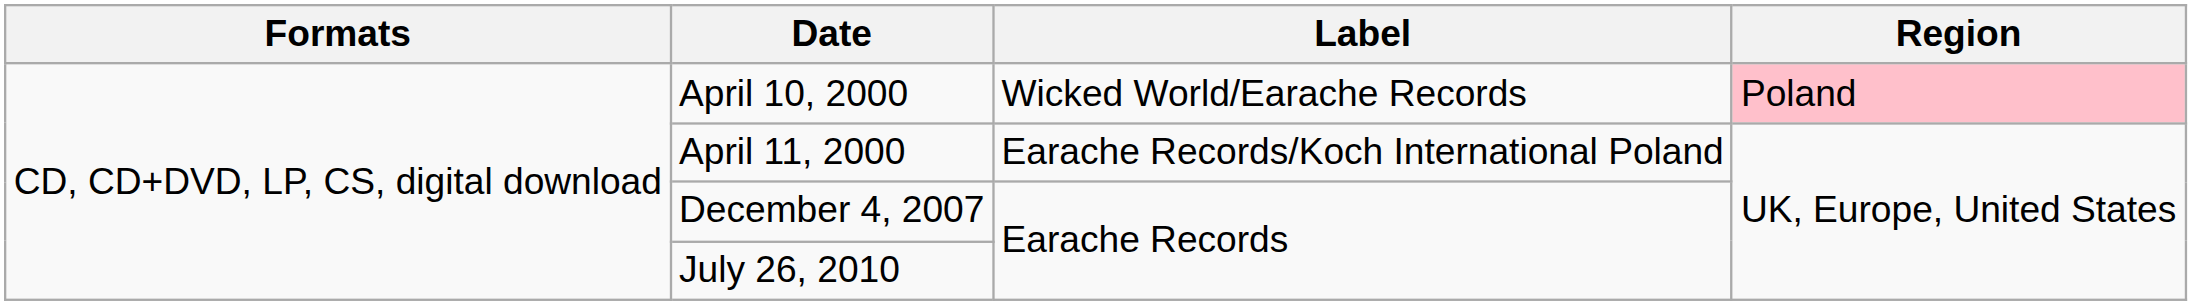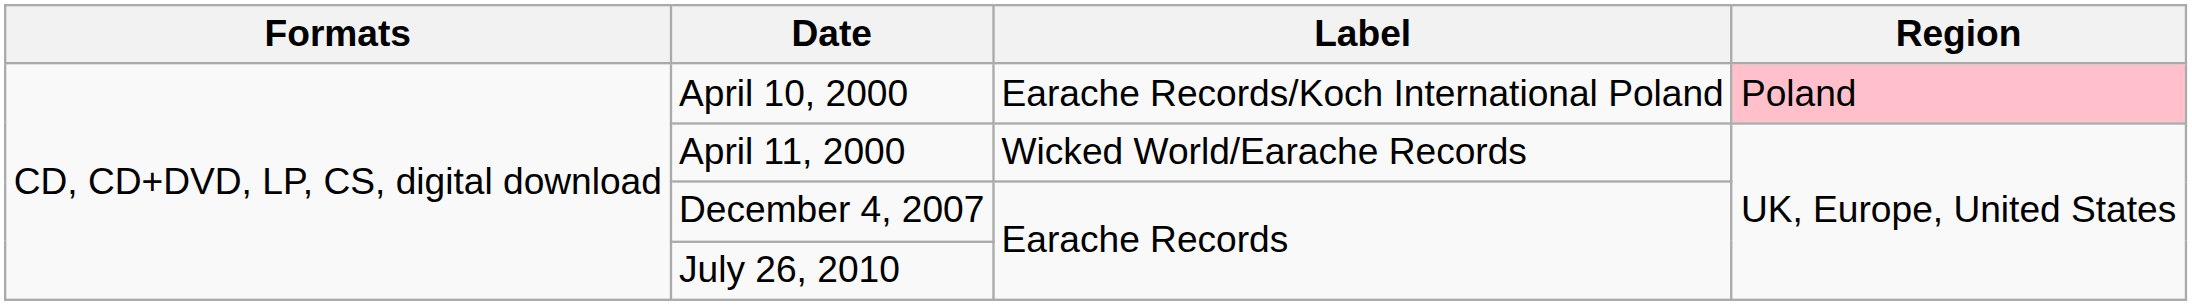(1264, 92) Wicked World/Earache Records -> (1363, 92) Earache Records/Koch International Poland
(1363, 151) Earache Records/Koch International Poland -> (1264, 151) Wicked World/Earache Records
